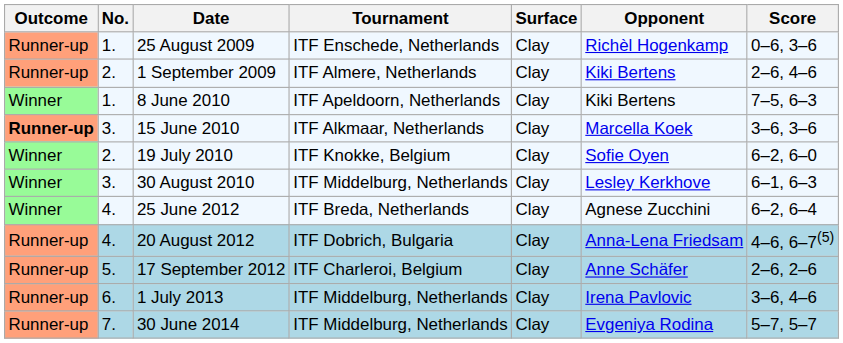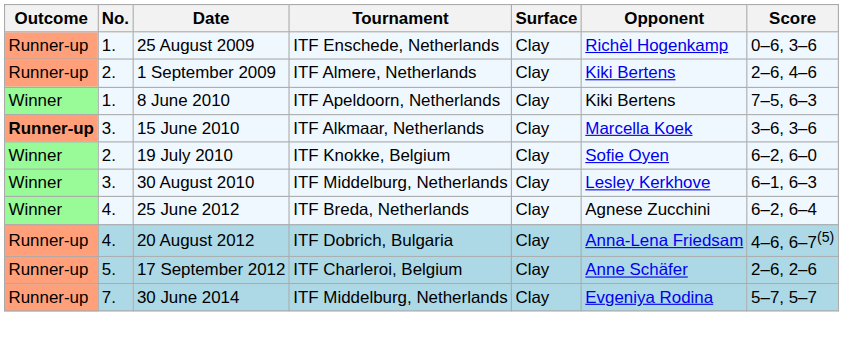- row: (180, 296)
